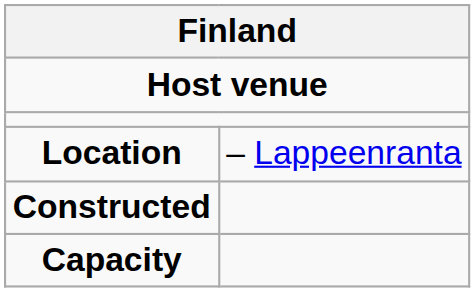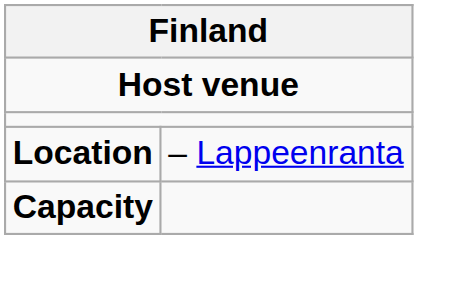- row: (112, 206)
